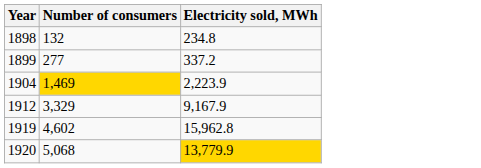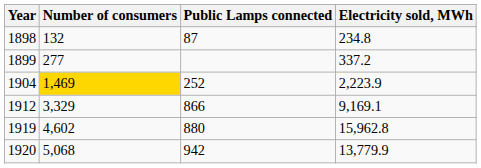+ column: (258, 15)
(205, 106) 9,167.9 -> (360, 106) 9,169.1
(208, 151) gold background -> (364, 151) no background
